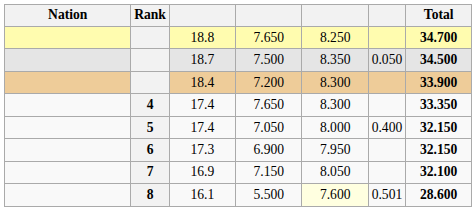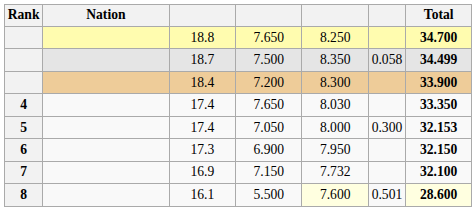columns swapped: (150, 15) <-> (68, 15)
(387, 60) 0.050 -> (387, 60) 0.058
(439, 60) 34.500 -> (439, 60) 34.499
(335, 105) 8.300 -> (335, 105) 8.030
(387, 127) 0.400 -> (387, 127) 0.300
(439, 127) 32.150 -> (439, 127) 32.153
(335, 172) 8.050 -> (335, 172) 7.732
(439, 194) no background -> (439, 194) lightyellow background
